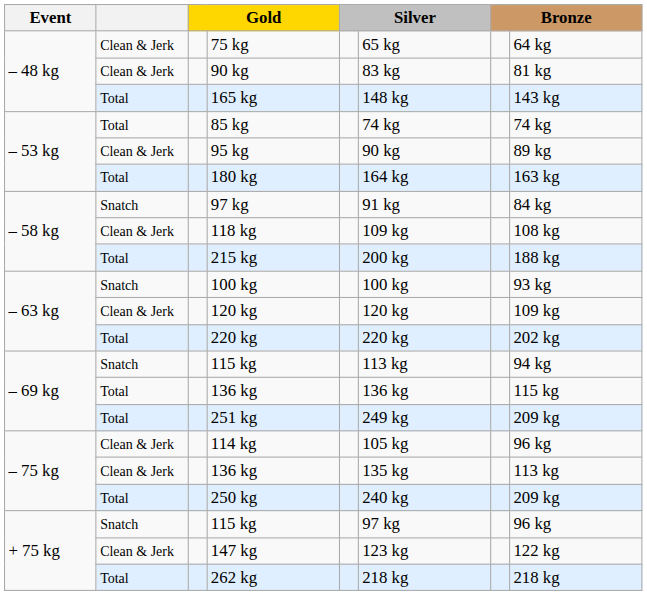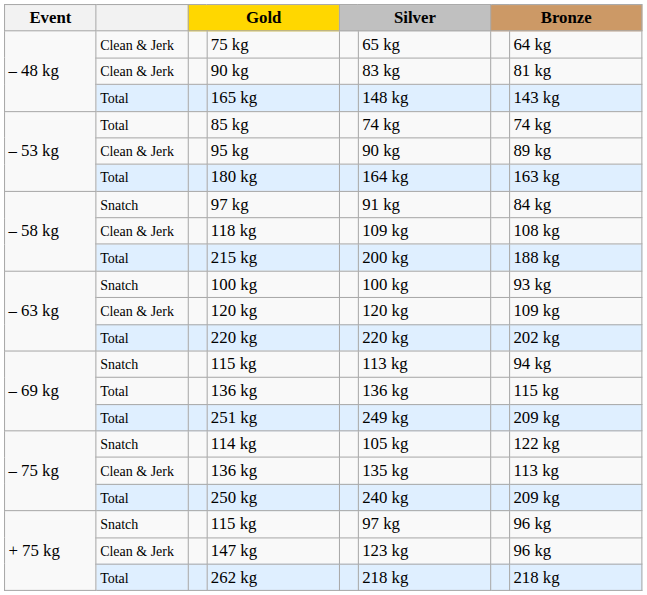(137, 445) Clean & Jerk -> (119, 445) Snatch
(532, 444) 96 kg -> (537, 444) 122 kg
(537, 550) 122 kg -> (532, 550) 96 kg
